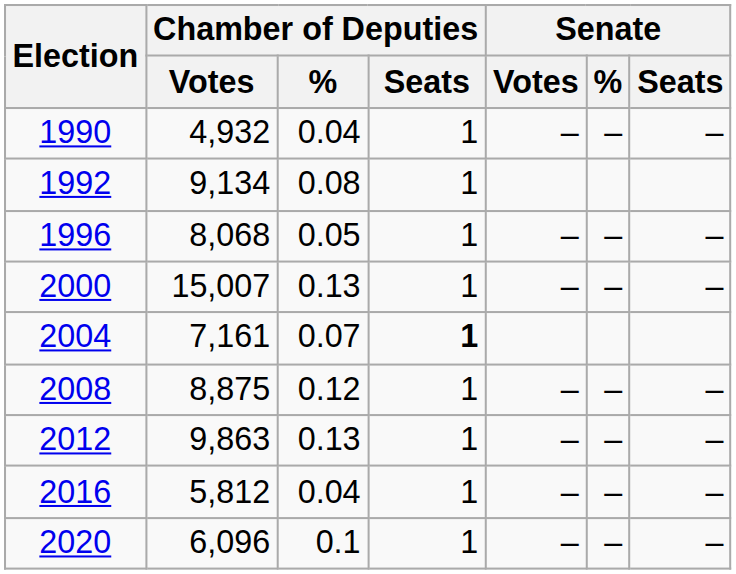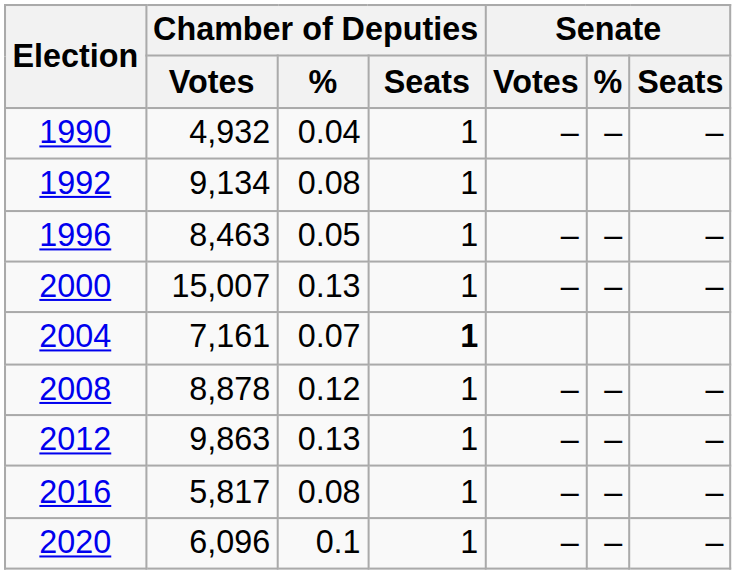(230, 235) 8,068 -> (230, 235) 8,463
(230, 388) 8,875 -> (230, 388) 8,878
(230, 491) 5,812 -> (230, 491) 5,817
(329, 491) 0.04 -> (329, 491) 0.08
